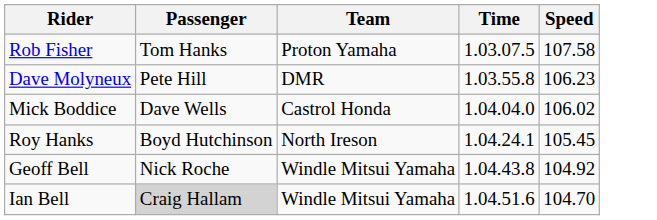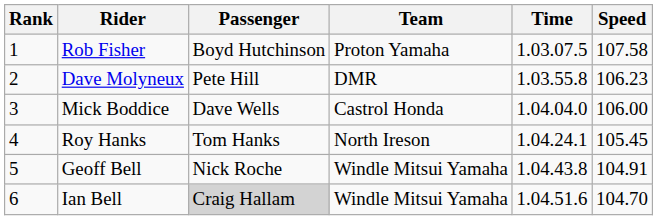+ column: (31, 19)
(183, 49) Tom Hanks -> (259, 49) Boyd Hutchinson
(569, 109) 106.02 -> (622, 109) 106.00
(206, 139) Boyd Hutchinson -> (236, 139) Tom Hanks
(569, 169) 104.92 -> (622, 169) 104.91
